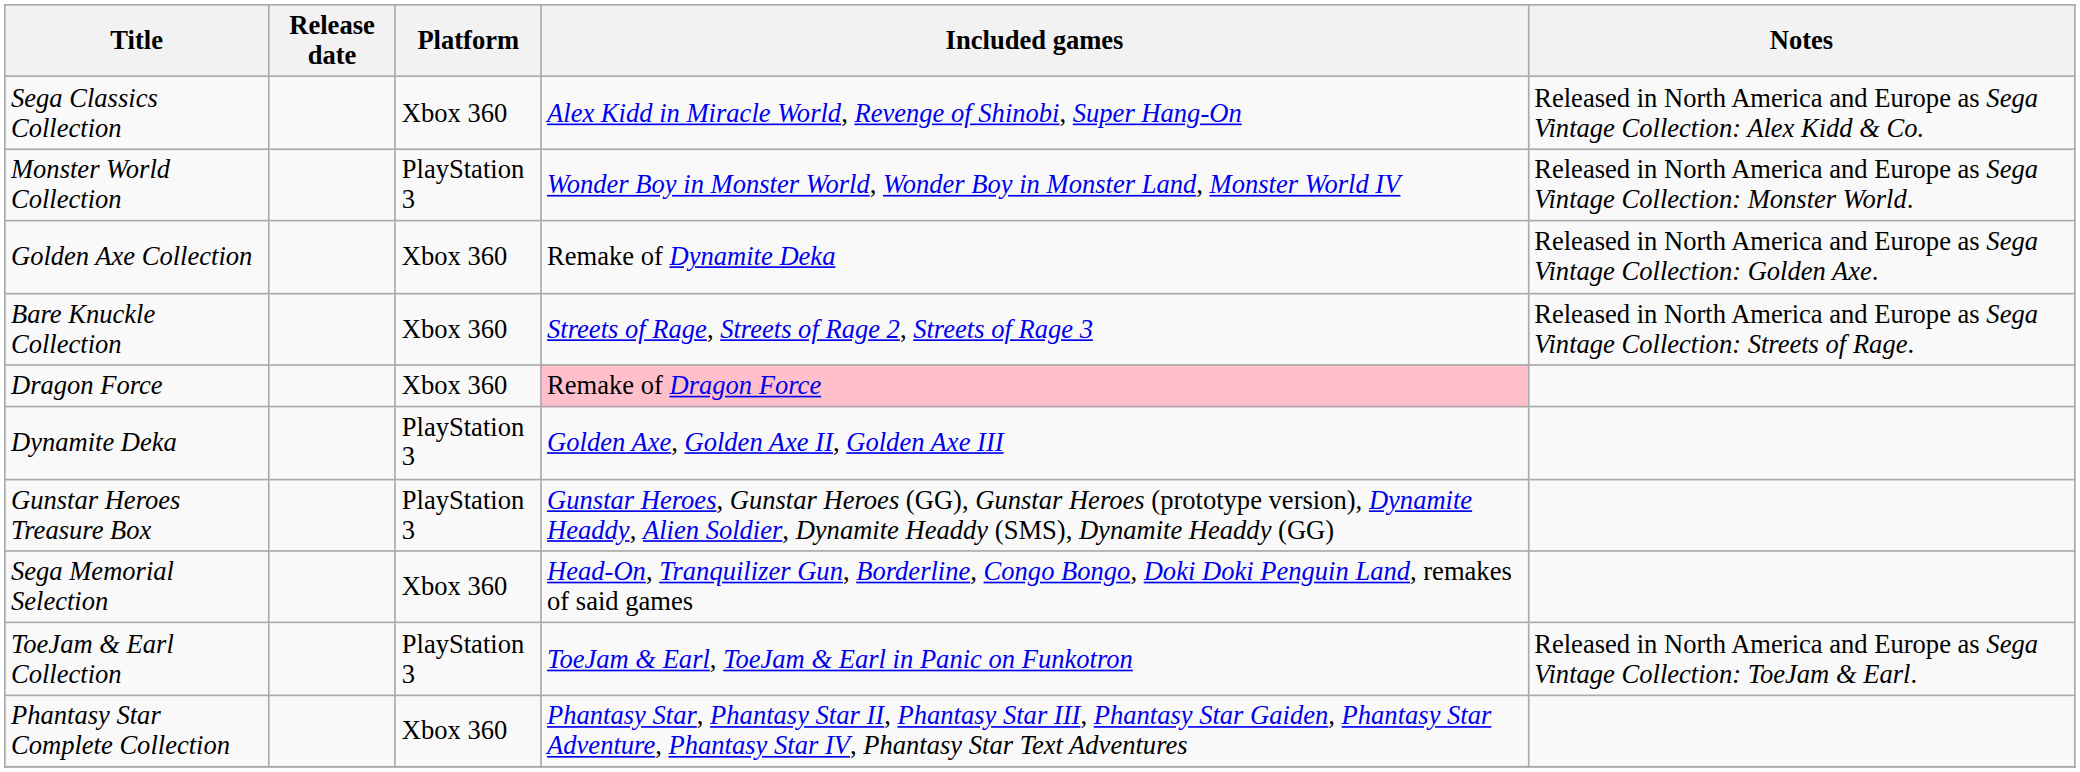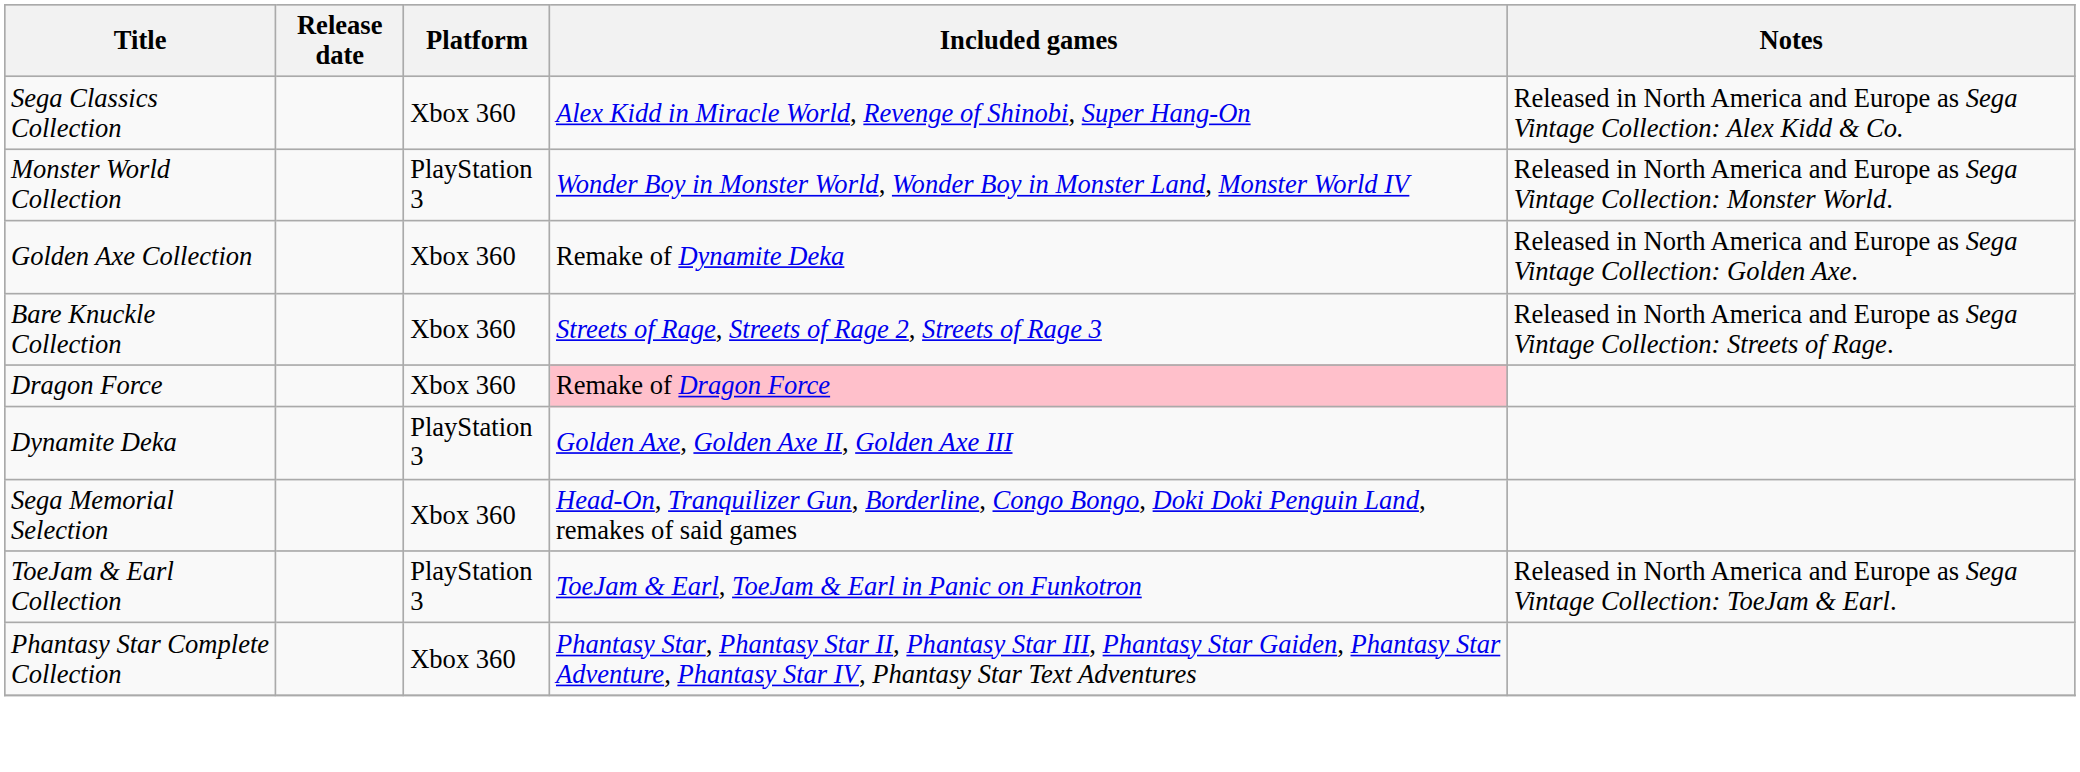- row: (96, 514)
